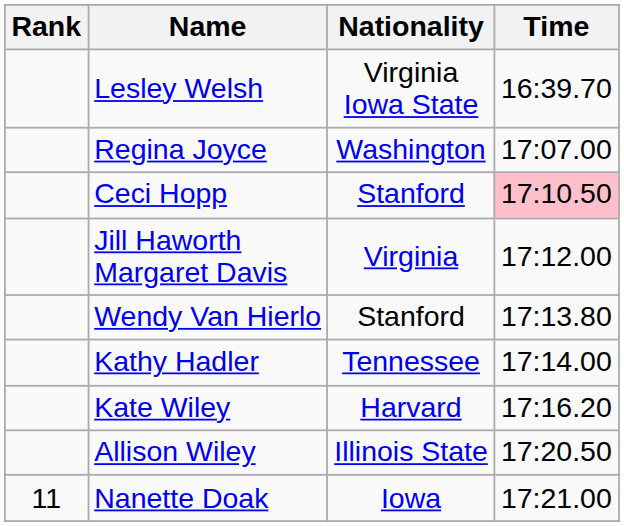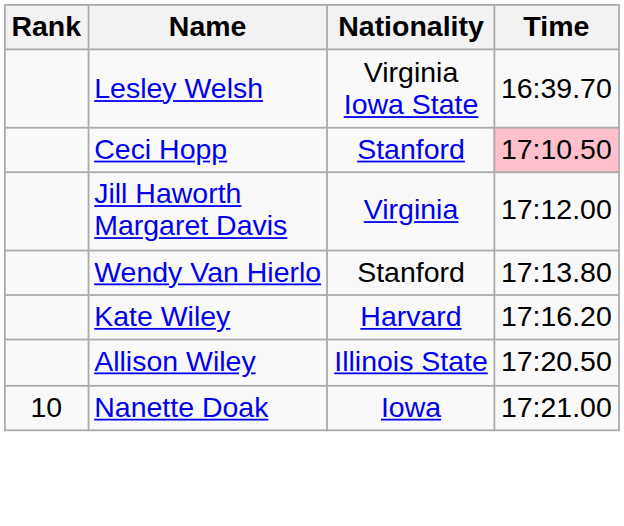- row: (181, 149)
- row: (177, 362)
(46, 497) 11 -> (46, 407) 10
